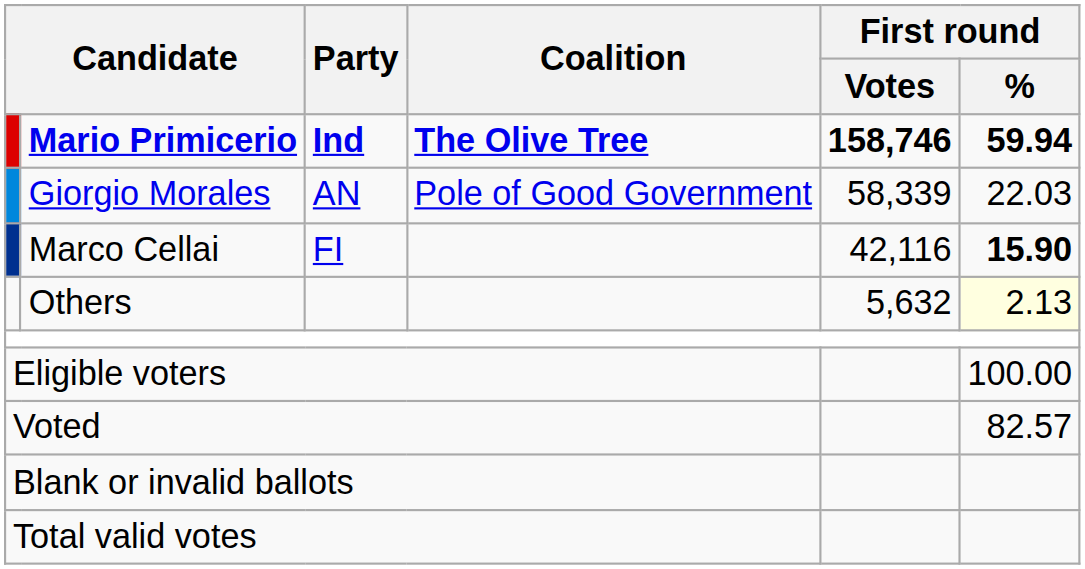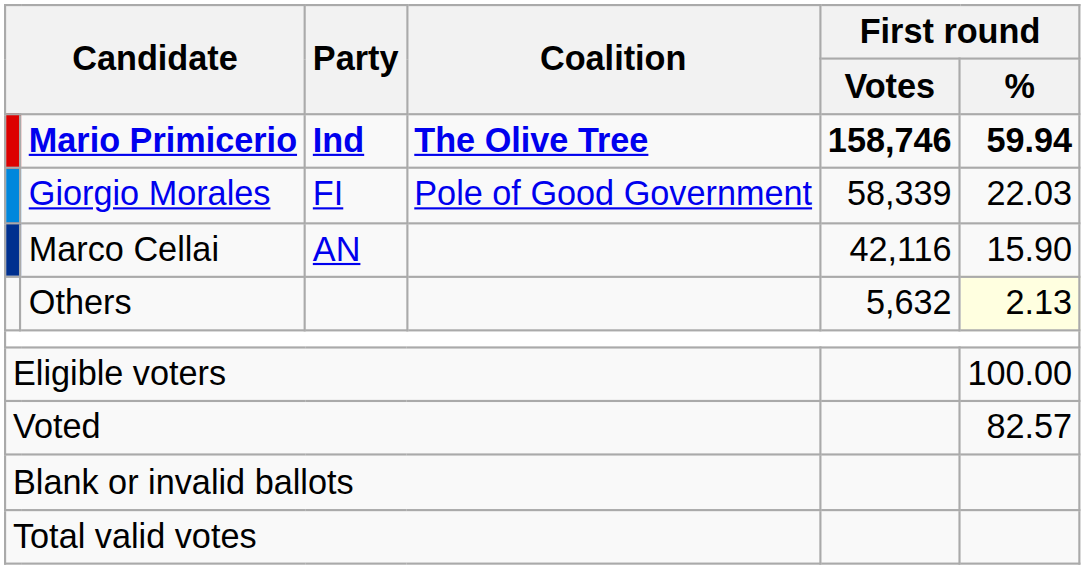(337, 194) AN -> (328, 194) FI
(328, 248) FI -> (337, 248) AN
(1029, 248) bold -> (1029, 248) normal
